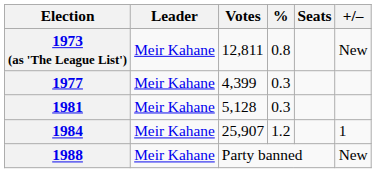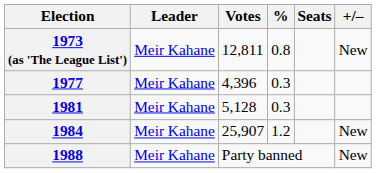(239, 82) 4,399 -> (239, 82) 4,396
(343, 131) 1 -> (353, 131) New
